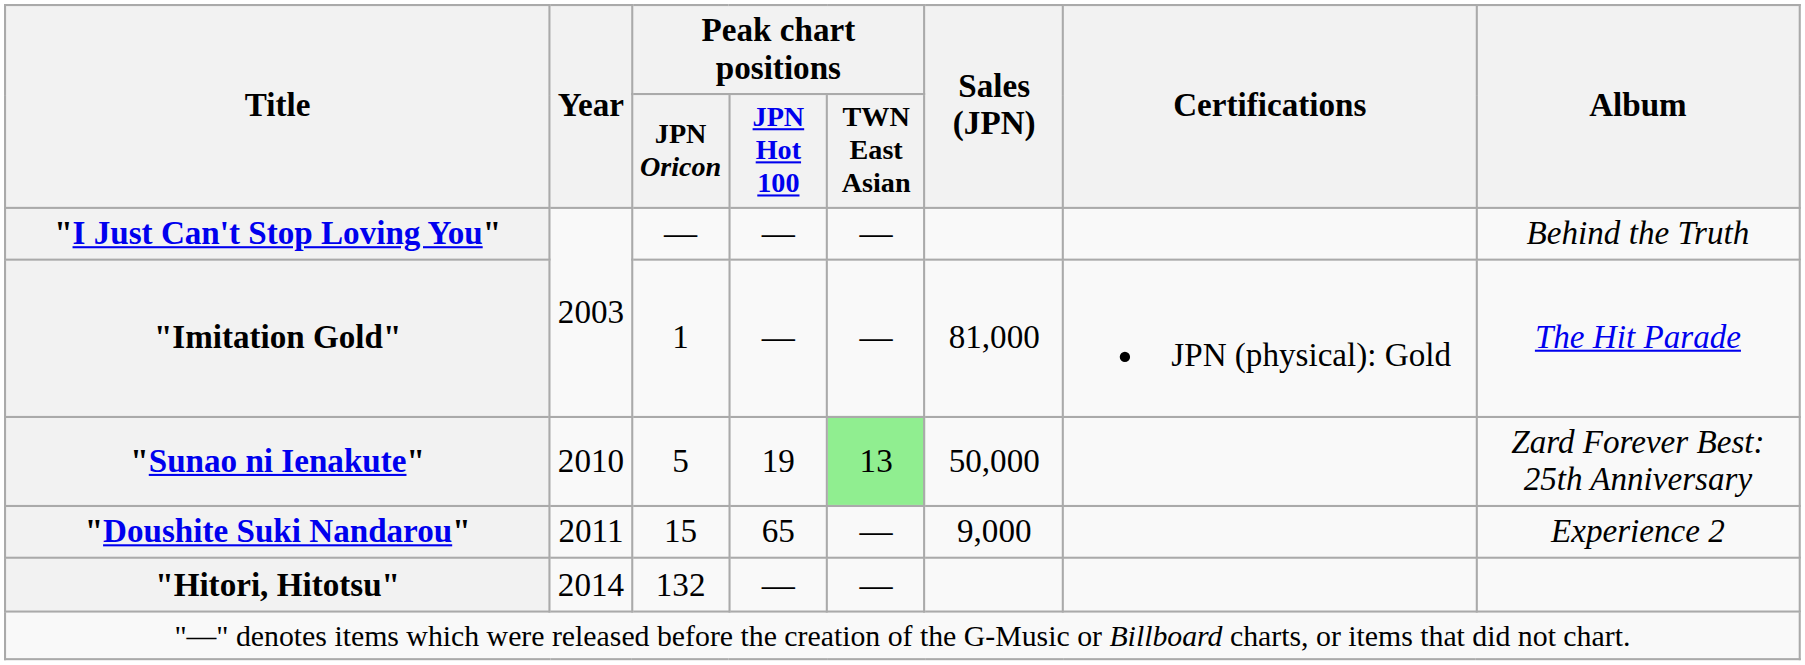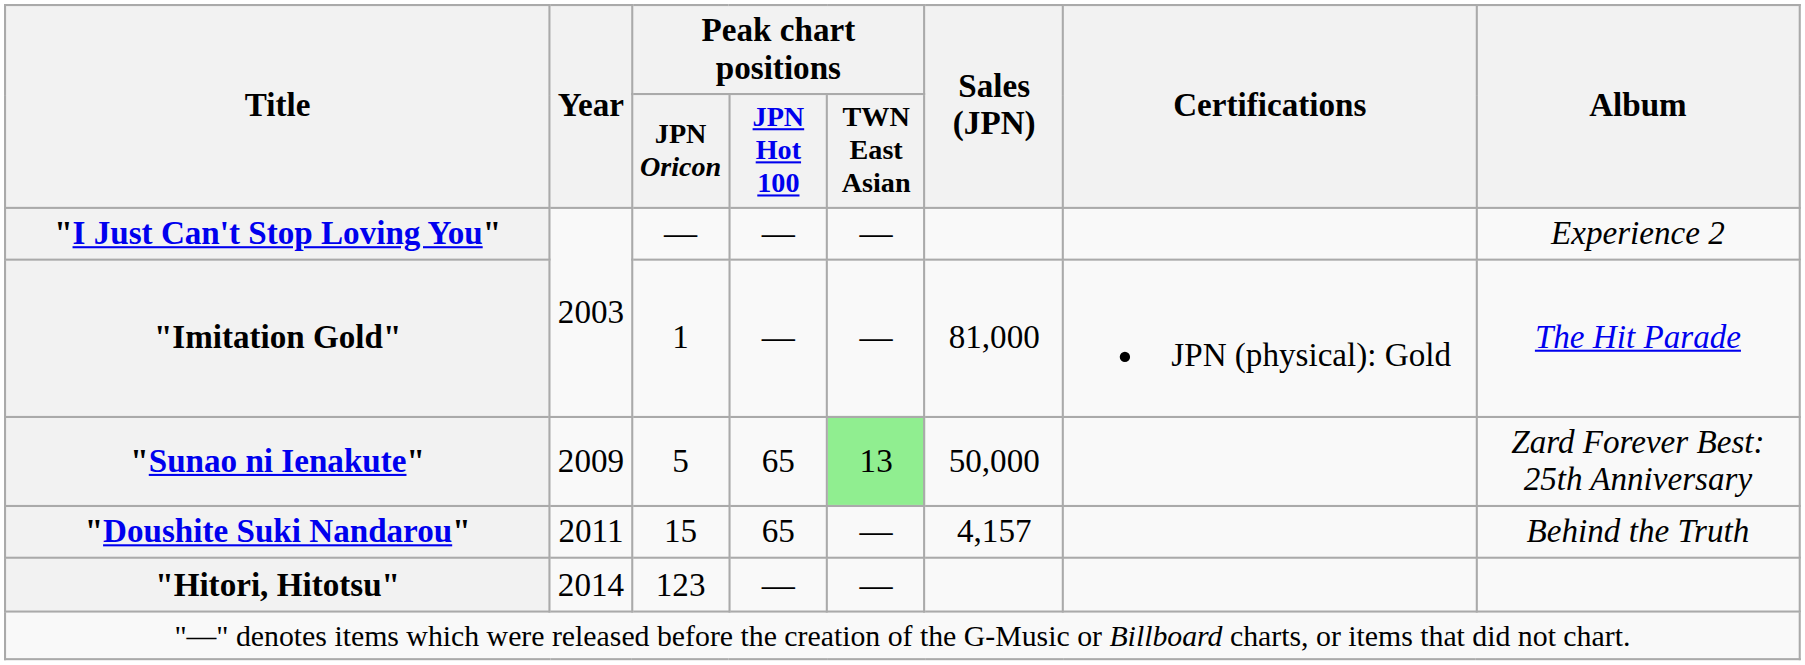(1638, 233) Behind the Truth -> (1638, 233) Experience 2
(591, 460) 2010 -> (591, 460) 2009
(778, 460) 19 -> (778, 460) 65
(994, 531) 9,000 -> (994, 531) 4,157
(1638, 531) Experience 2 -> (1638, 531) Behind the Truth
(681, 584) 132 -> (681, 584) 123
